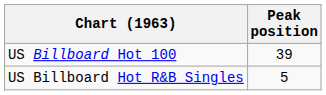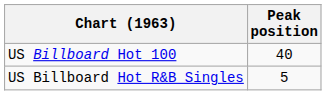(284, 55) 39 -> (284, 55) 40
